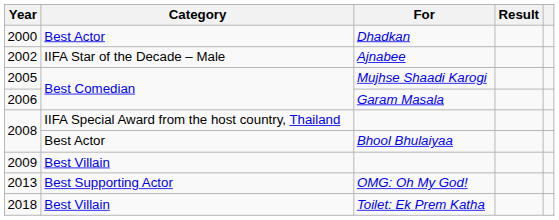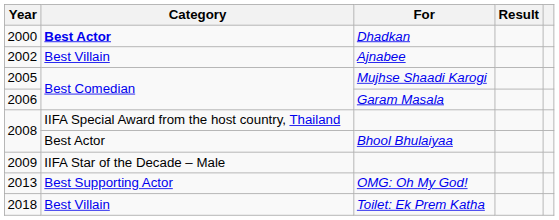(75, 36) normal -> (78, 36) bold
(135, 57) IIFA Star of the Decade – Male -> (77, 57) Best Villain
(77, 162) Best Villain -> (135, 162) IIFA Star of the Decade – Male
